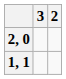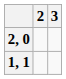columns swapped: (40, 16) <-> (55, 16)
